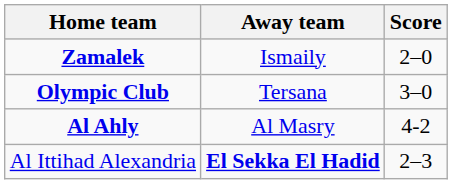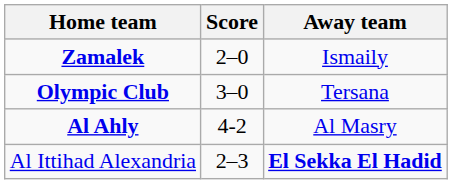columns swapped: (416, 21) <-> (293, 21)
